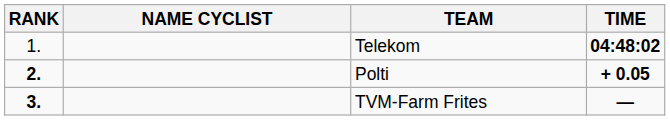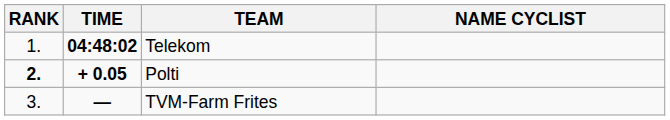columns swapped: (207, 19) <-> (625, 19)
(34, 102) bold -> (34, 102) normal
